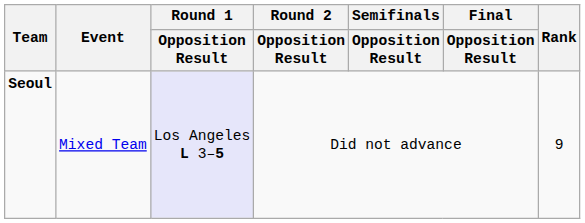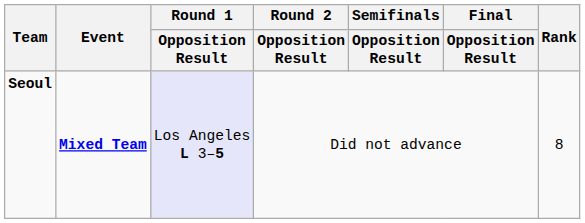(103, 144) normal -> (103, 144) bold
(559, 144) 9 -> (559, 144) 8
